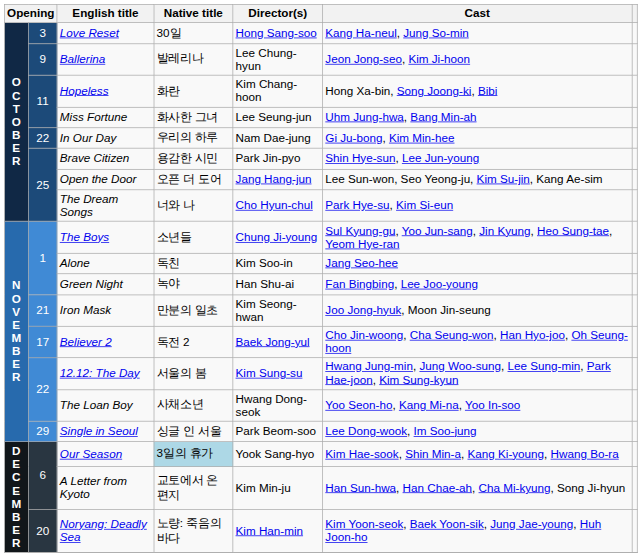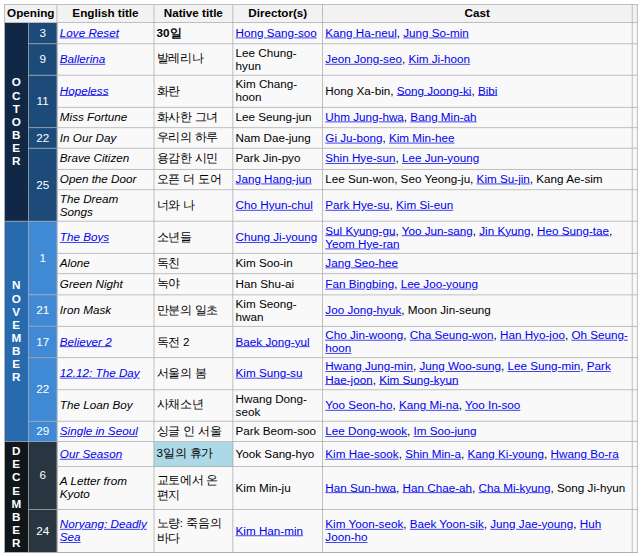(169, 33) normal -> (169, 33) bold
(43, 531) 20 -> (43, 531) 24
